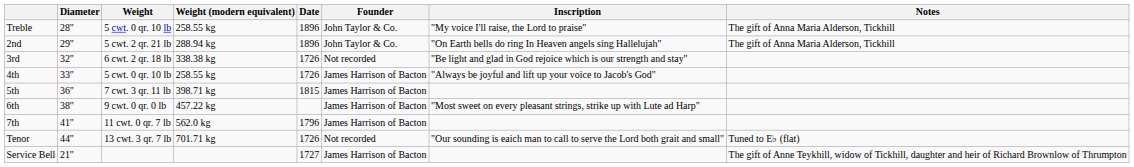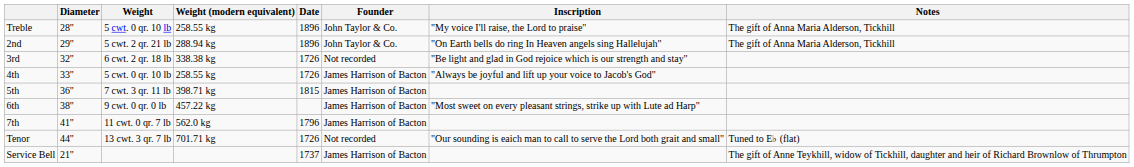(309, 154) 1727 -> (309, 154) 1737
